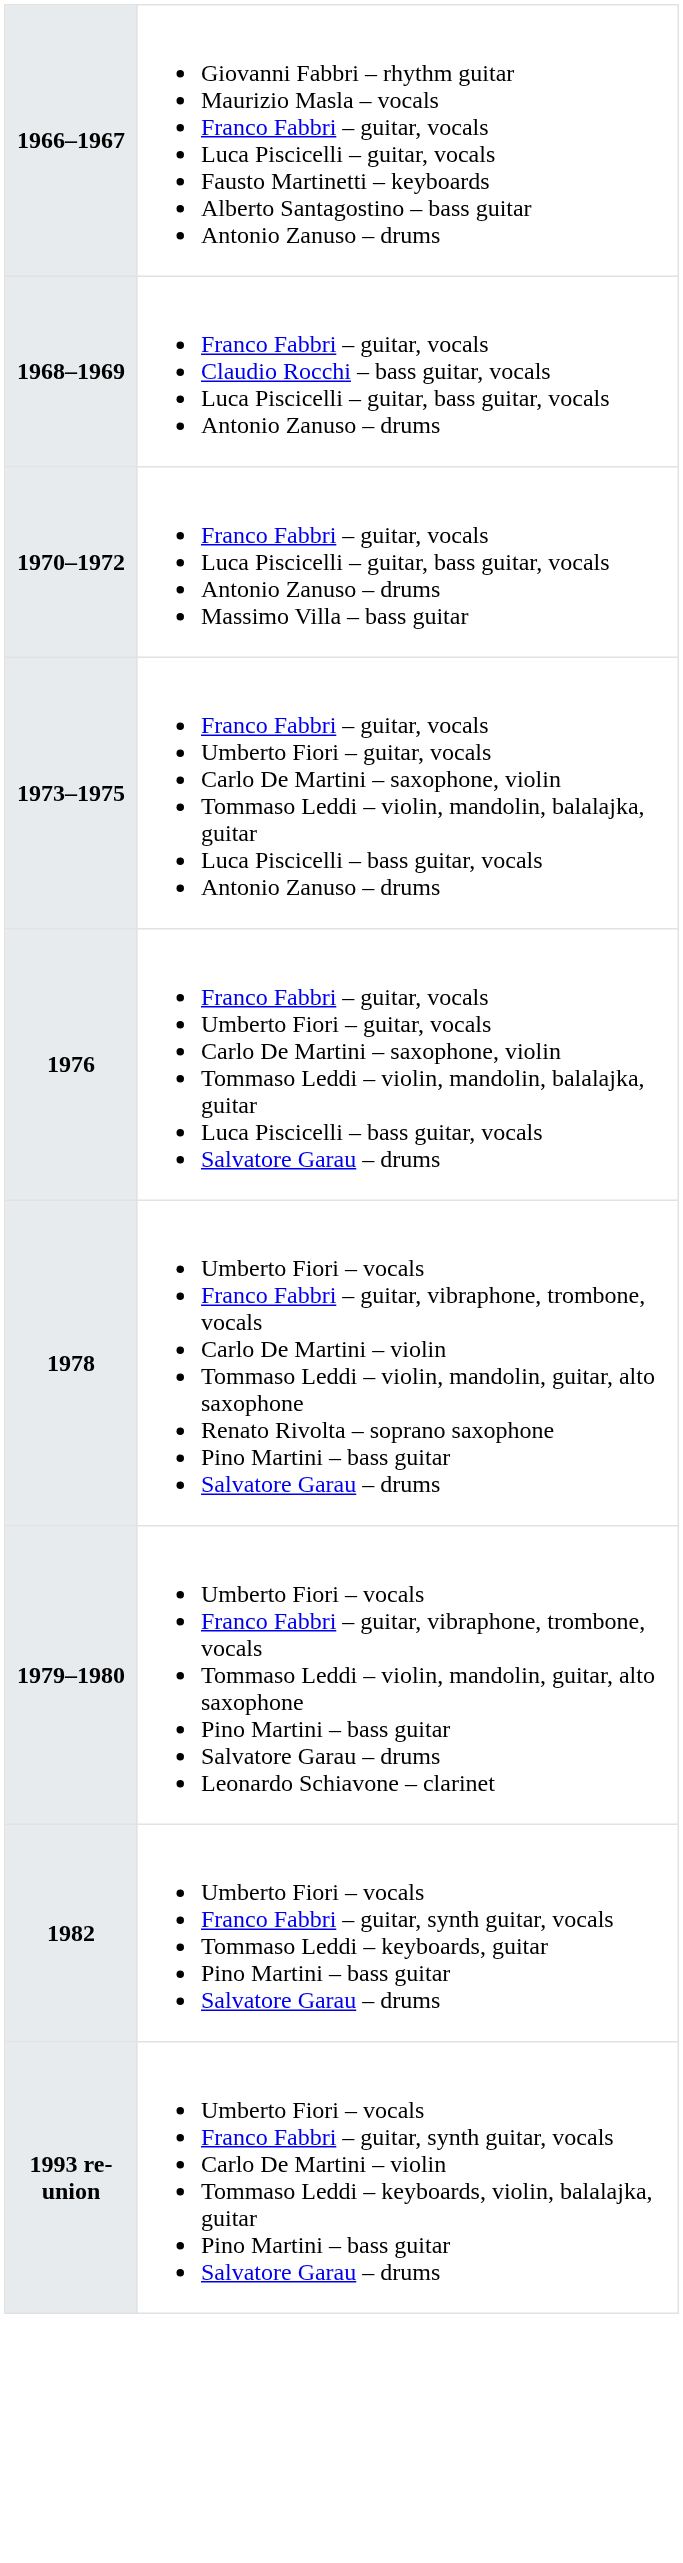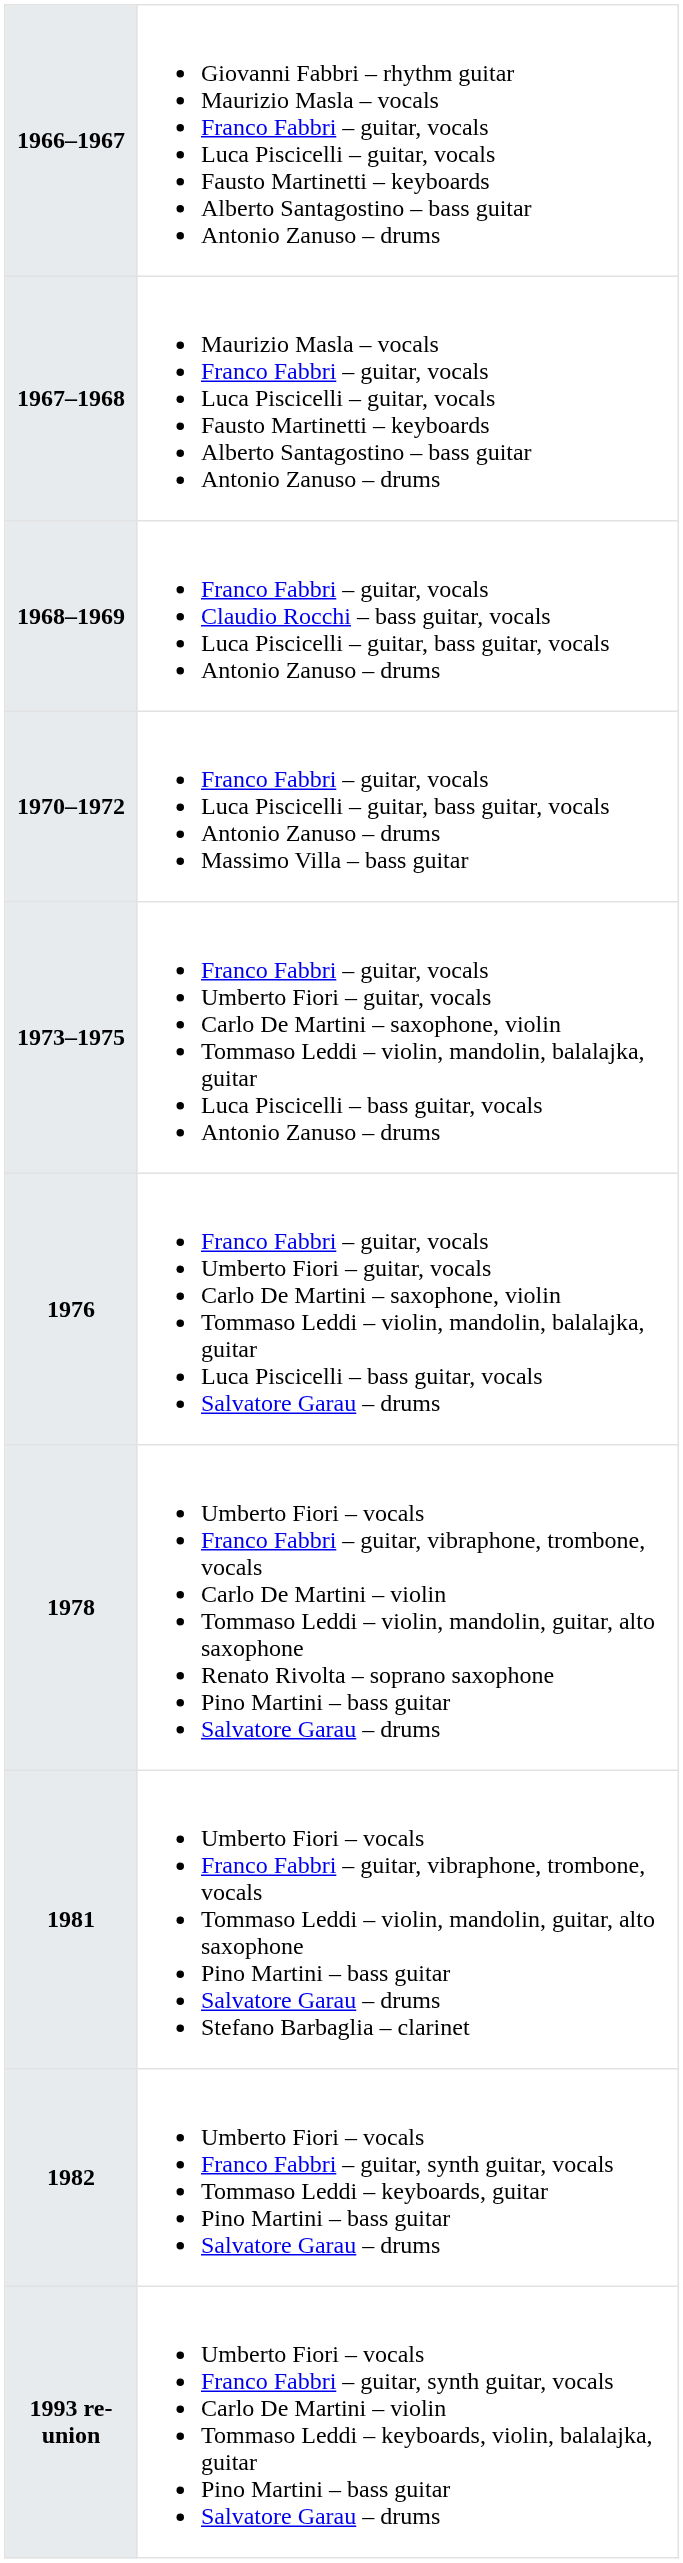+ row: (71, 398)
- row: (71, 1674)
+ row: (71, 1919)
